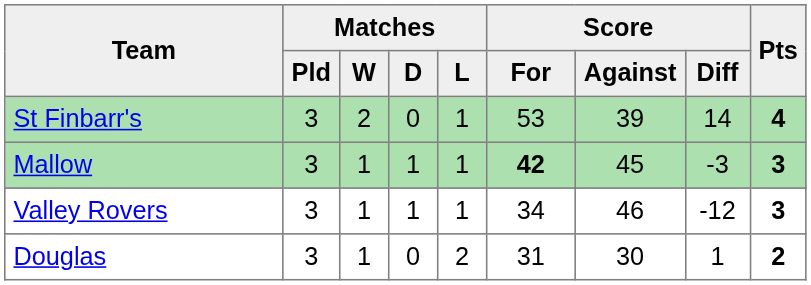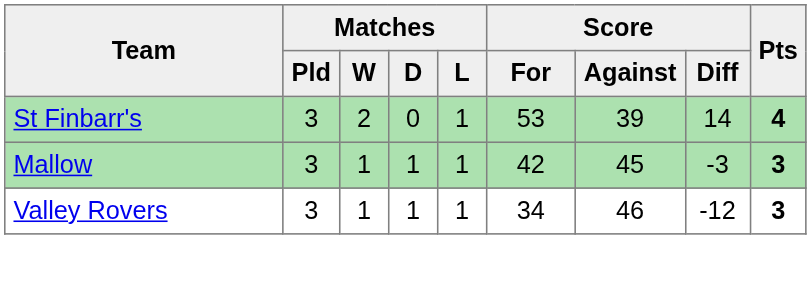(531, 164) bold -> (531, 164) normal
- row: (60, 256)
